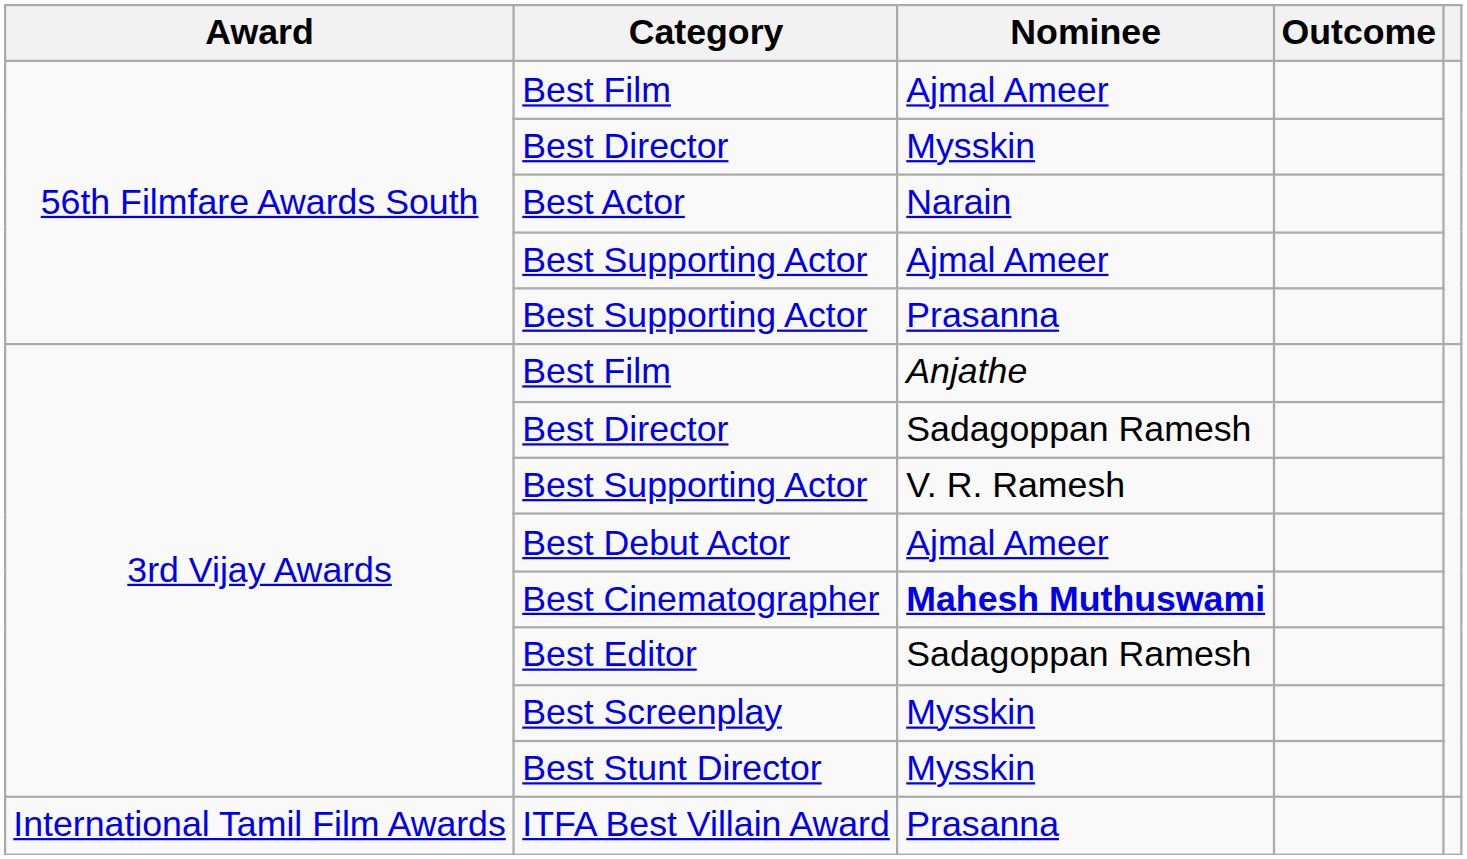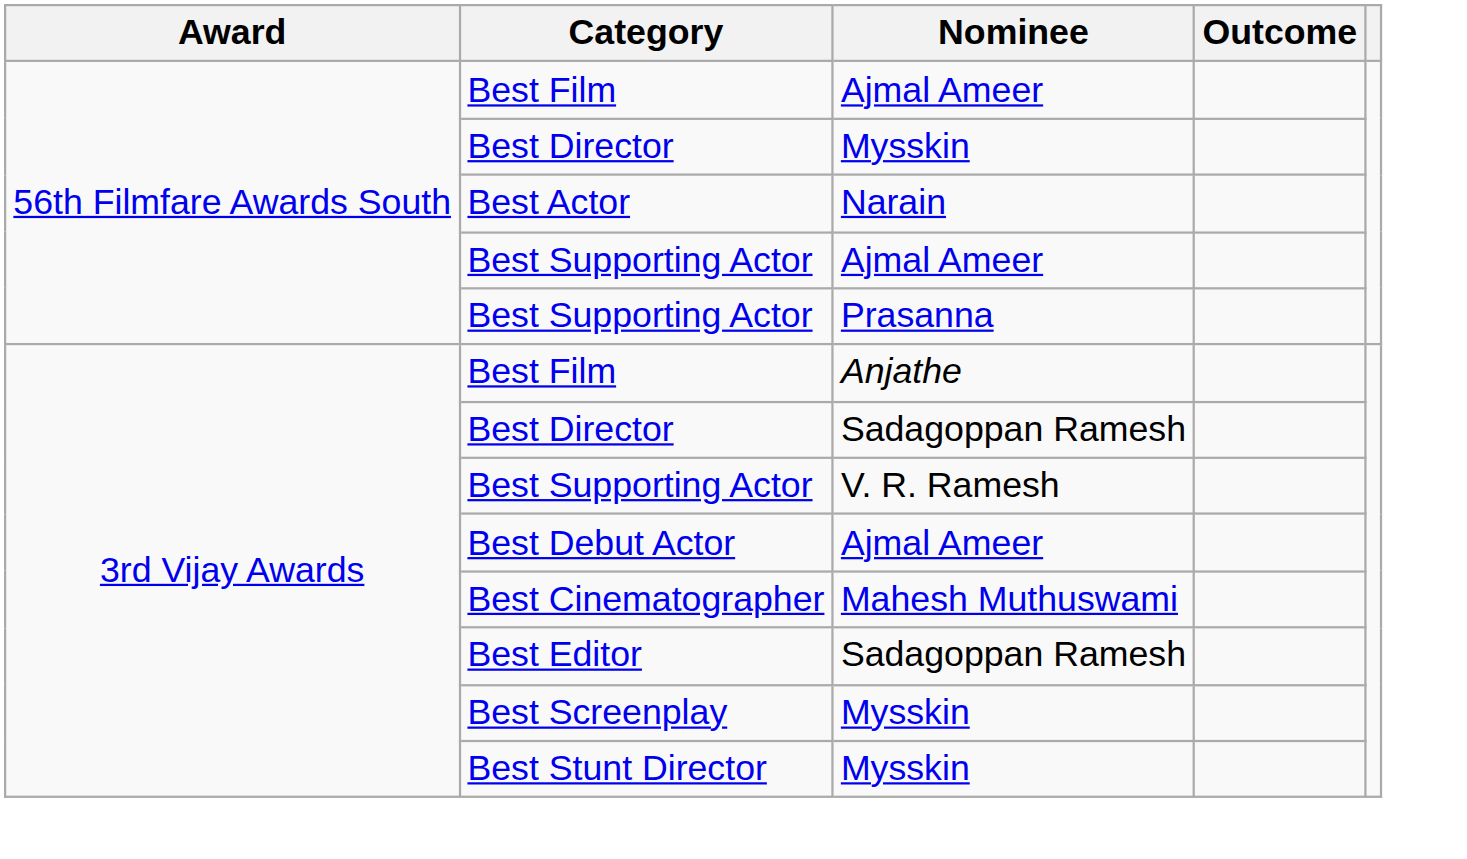(1086, 598) bold -> (1009, 598) normal
- row: (260, 825)
